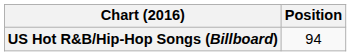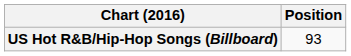(313, 39) 94 -> (313, 39) 93
